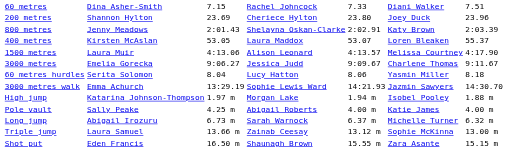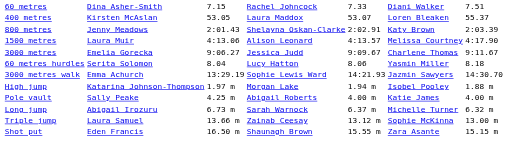- row: (28, 18)
rows swapped: (28, 40) <-> (28, 29)
